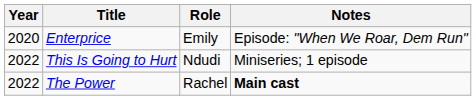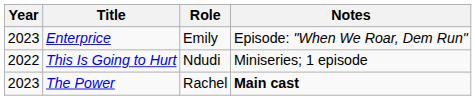(24, 38) 2020 -> (24, 38) 2023
(24, 83) 2022 -> (24, 83) 2023
